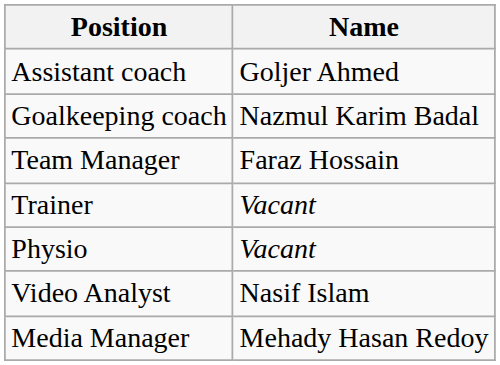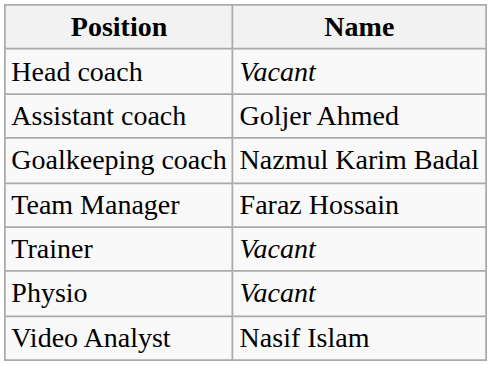+ row: (77, 71)
- row: (100, 337)
